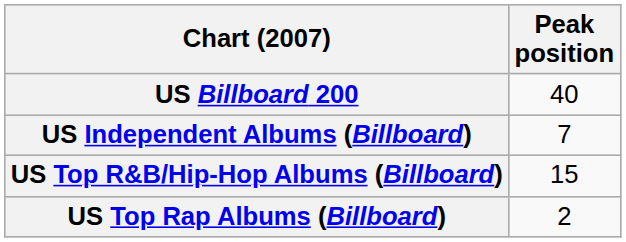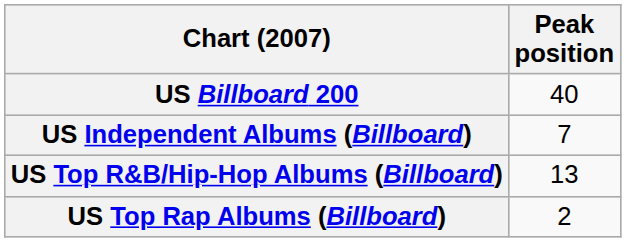(564, 175) 15 -> (564, 175) 13
